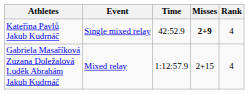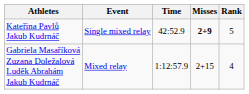(232, 31) 4 -> (232, 31) 5
